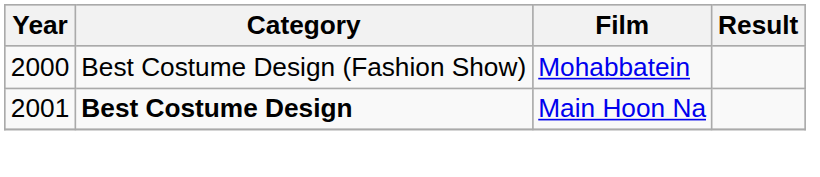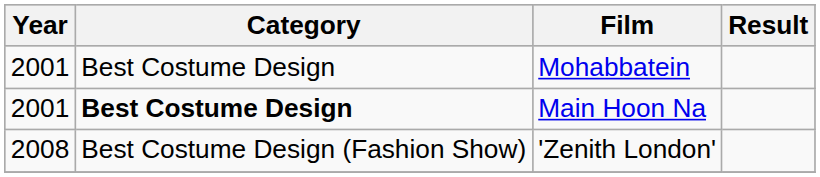(40, 66) 2000 -> (40, 66) 2001
(304, 66) Best Costume Design (Fashion Show) -> (208, 66) Best Costume Design
+ row: (627, 150)
